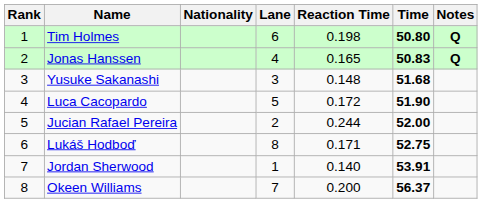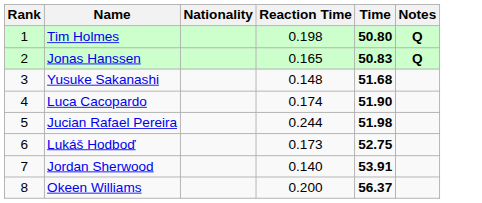- column: (275, 15)
(344, 101) 0.172 -> (306, 101) 0.174
(413, 123) 52.00 -> (375, 123) 51.98
(344, 144) 0.171 -> (306, 144) 0.173
